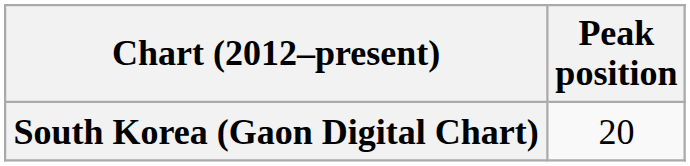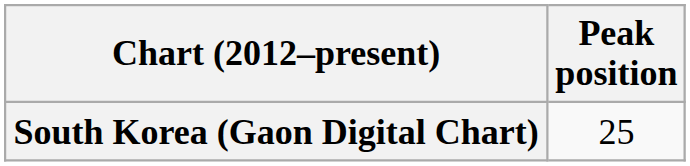(616, 130) 20 -> (616, 130) 25
